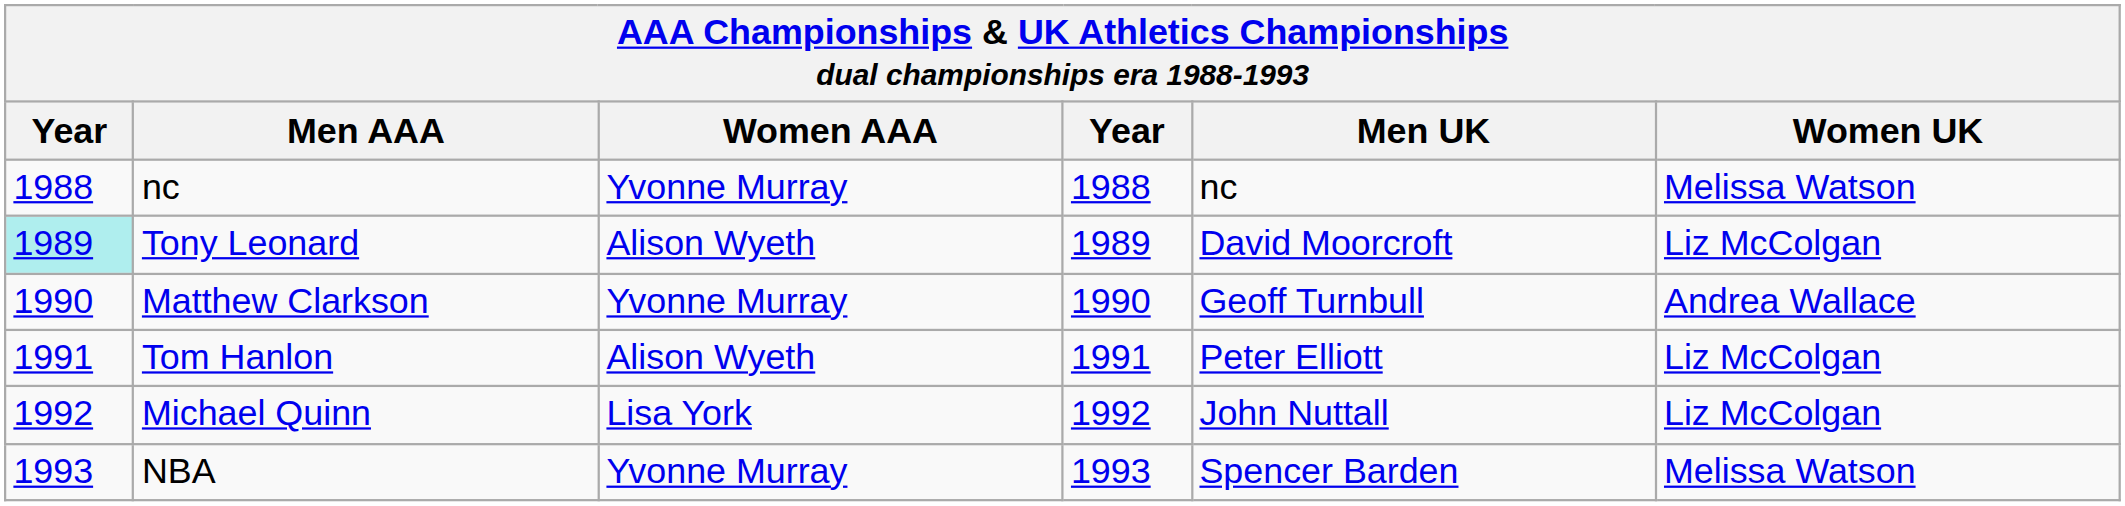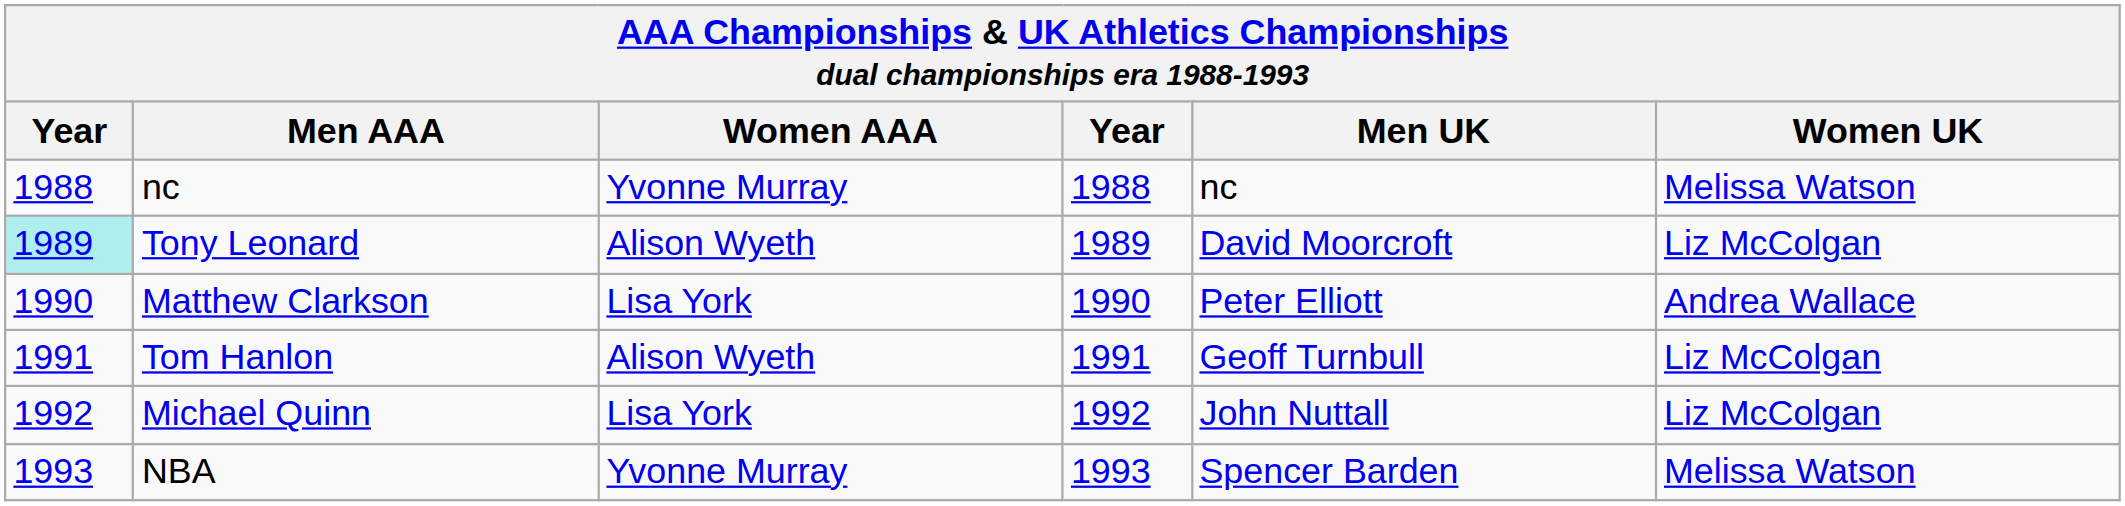(727, 300) Yvonne Murray -> (679, 300) Lisa York
(1312, 300) Geoff Turnbull -> (1291, 300) Peter Elliott
(1291, 357) Peter Elliott -> (1312, 357) Geoff Turnbull
